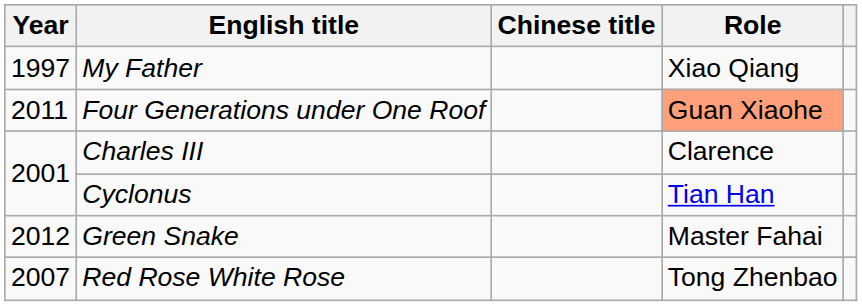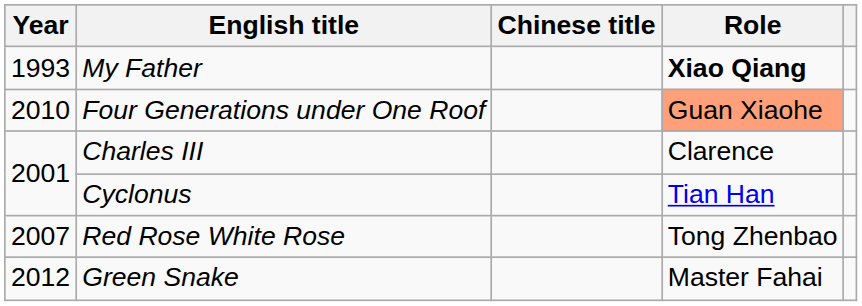(40, 67) 1997 -> (40, 67) 1993
(733, 67) normal -> (737, 67) bold
(40, 109) 2011 -> (40, 109) 2010
rows swapped: (214, 278) <-> (161, 236)
